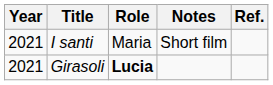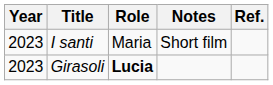(26, 42) 2021 -> (26, 42) 2023
(26, 67) 2021 -> (26, 67) 2023
